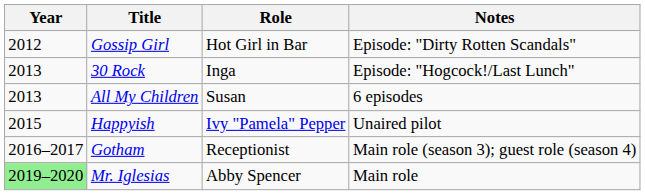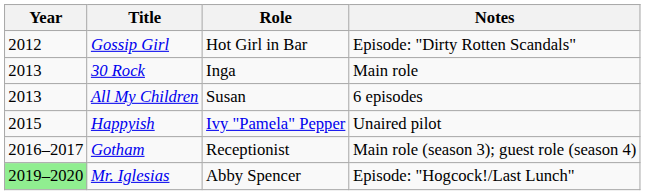(464, 70) Episode: "Hogcock!/Last Lunch" -> (386, 70) Main role
(386, 176) Main role -> (464, 176) Episode: "Hogcock!/Last Lunch"
